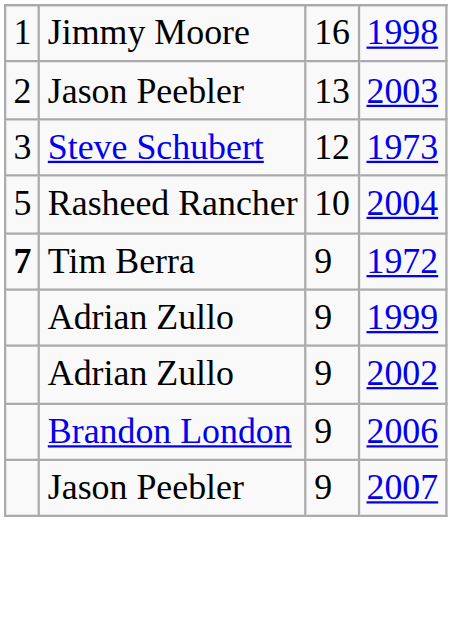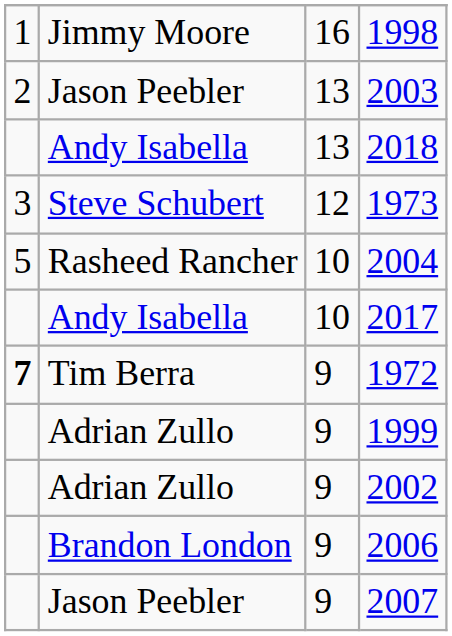+ row: (402, 146)
+ row: (402, 317)
